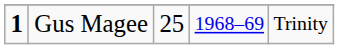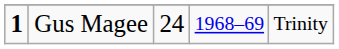(172, 24) 25 -> (172, 24) 24
